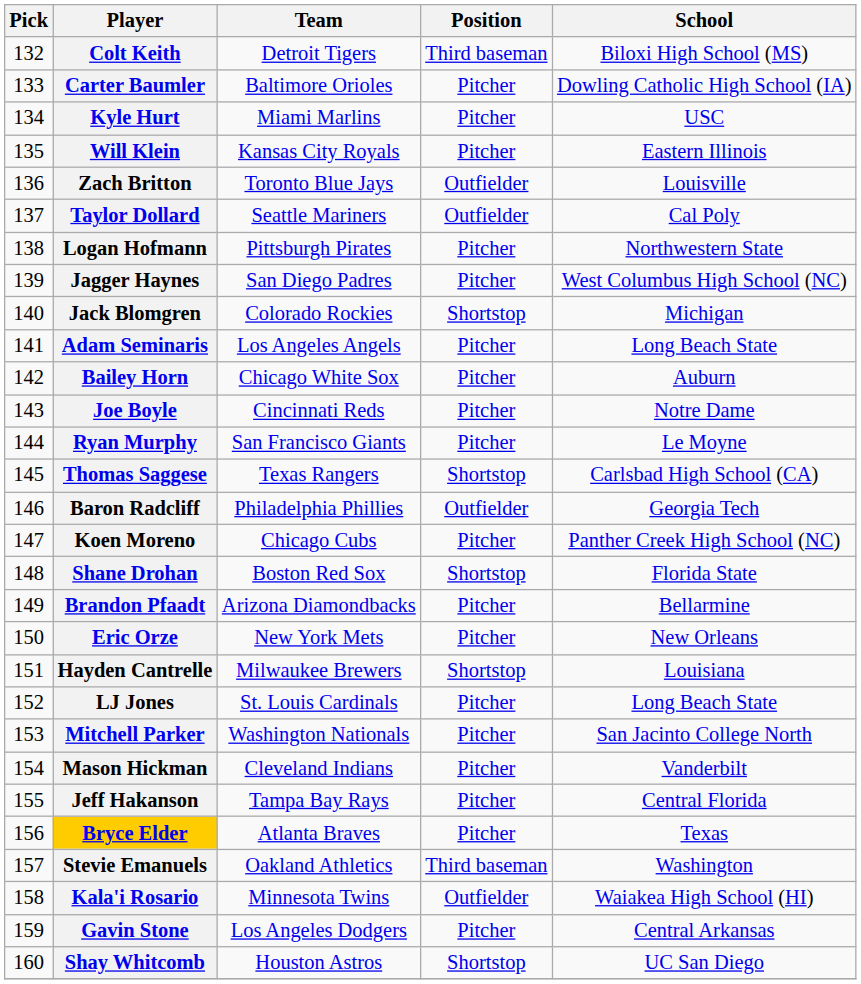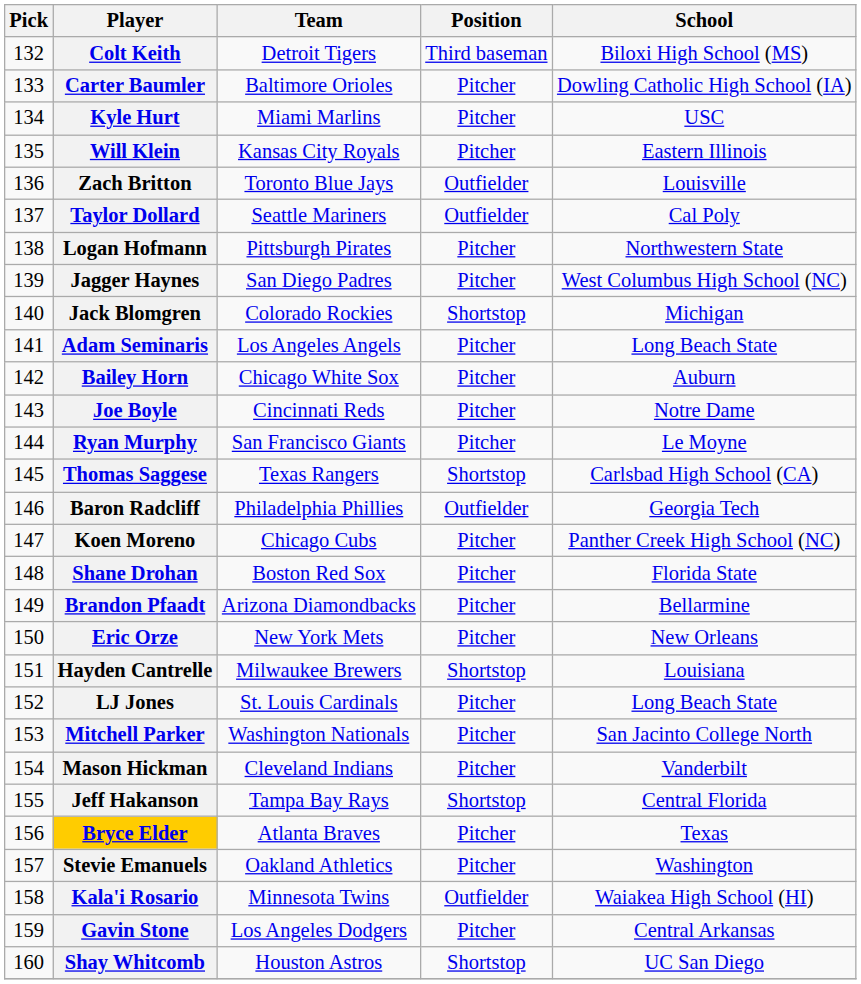(486, 572) Shortstop -> (486, 572) Pitcher
(486, 800) Pitcher -> (486, 800) Shortstop
(486, 865) Third baseman -> (486, 865) Pitcher
